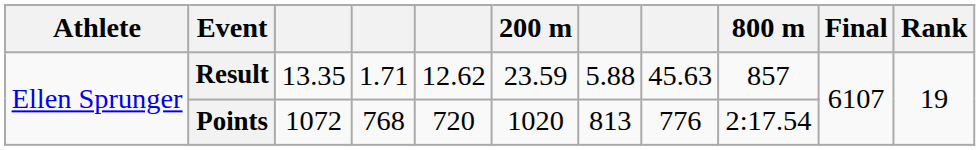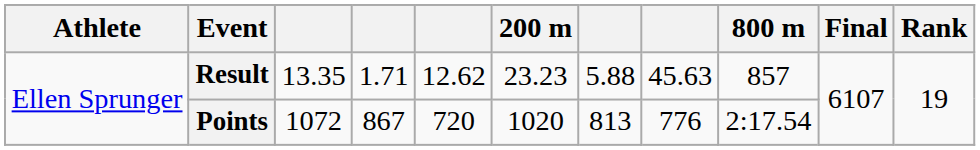(536, 75) 23.59 -> (536, 75) 23.23
(384, 121) 768 -> (384, 121) 867
